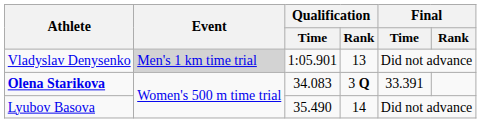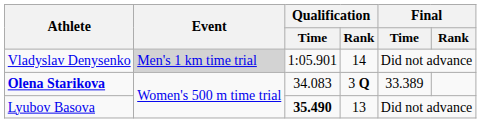(359, 61) 13 -> (359, 61) 14
(404, 84) 33.391 -> (404, 84) 33.389
(312, 107) normal -> (312, 107) bold
(359, 107) 14 -> (359, 107) 13
